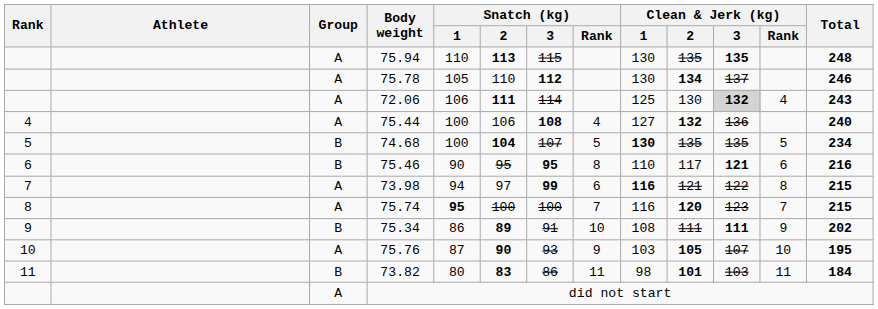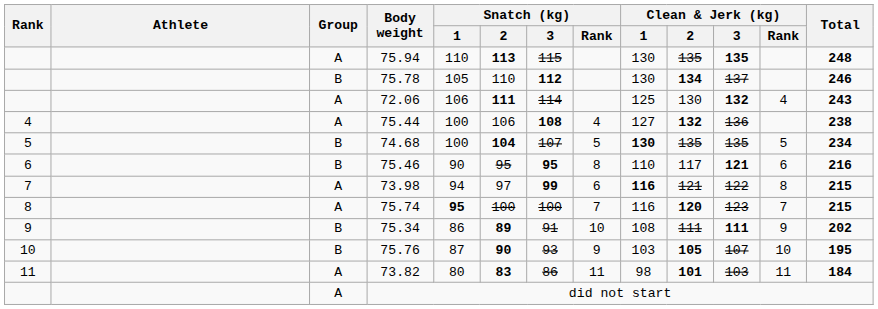(338, 79) A -> (338, 79) B
(737, 101) lightgrey background -> (737, 101) no background
(840, 122) 240 -> (840, 122) 238
(338, 251) A -> (338, 251) B
(338, 272) B -> (338, 272) A
